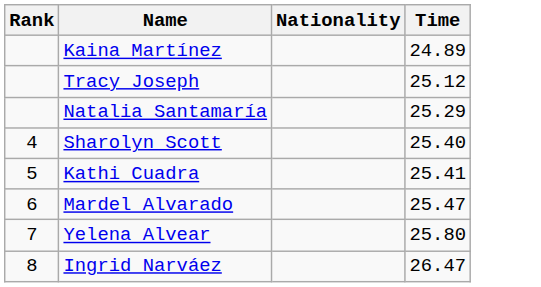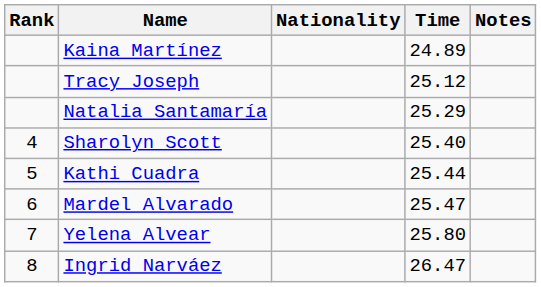+ column: (503, 20)
(438, 174) 25.41 -> (438, 174) 25.44
